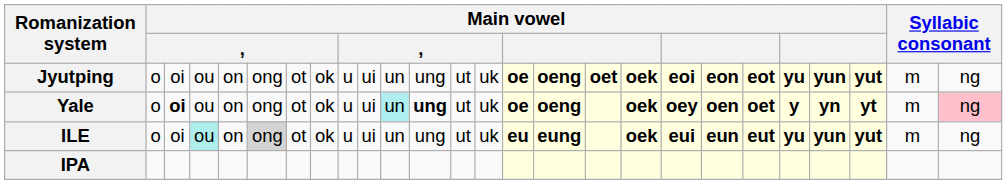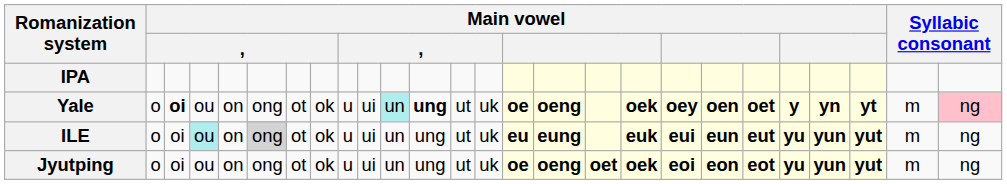rows swapped: (75, 164) <-> (75, 77)
(642, 135) oek -> (642, 135) euk
